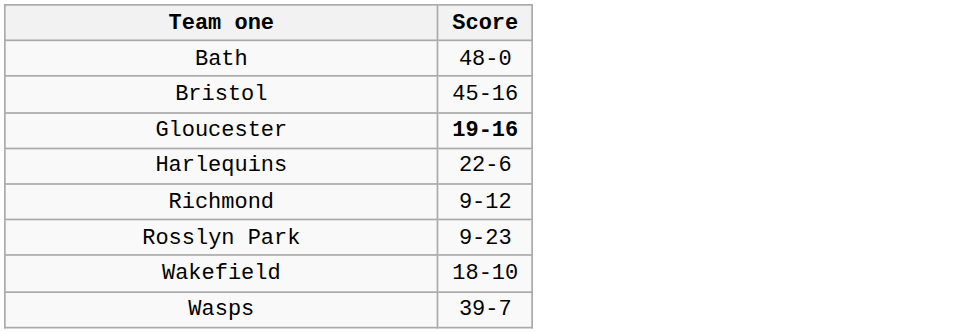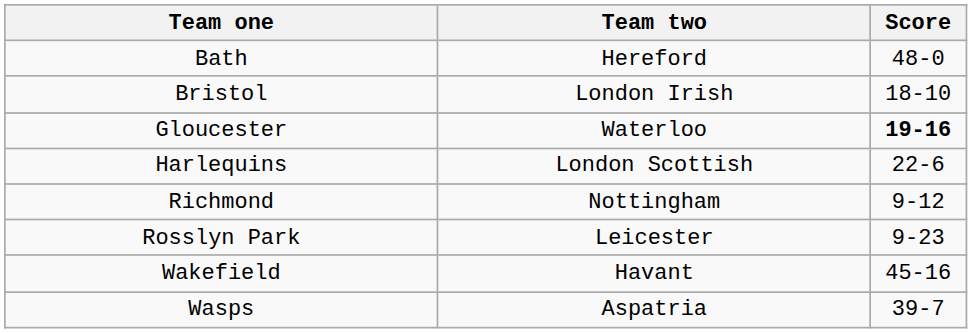+ column: (654, 23)
(485, 94) 45-16 -> (918, 94) 18-10
(485, 273) 18-10 -> (918, 273) 45-16
